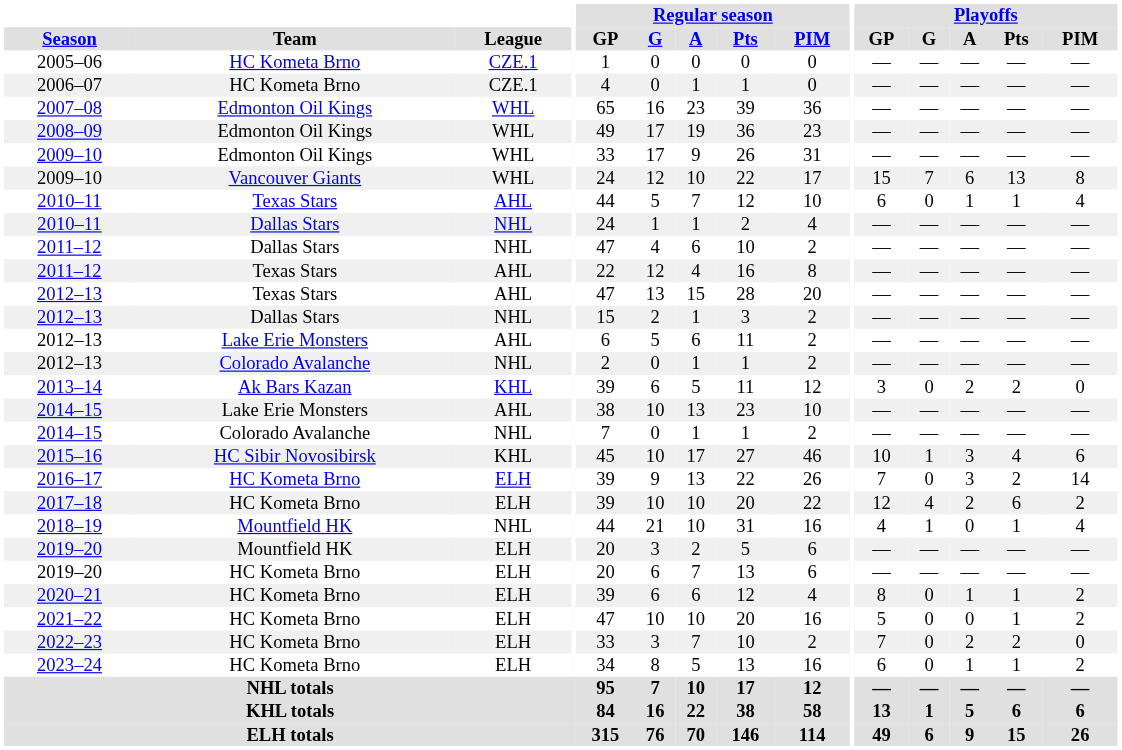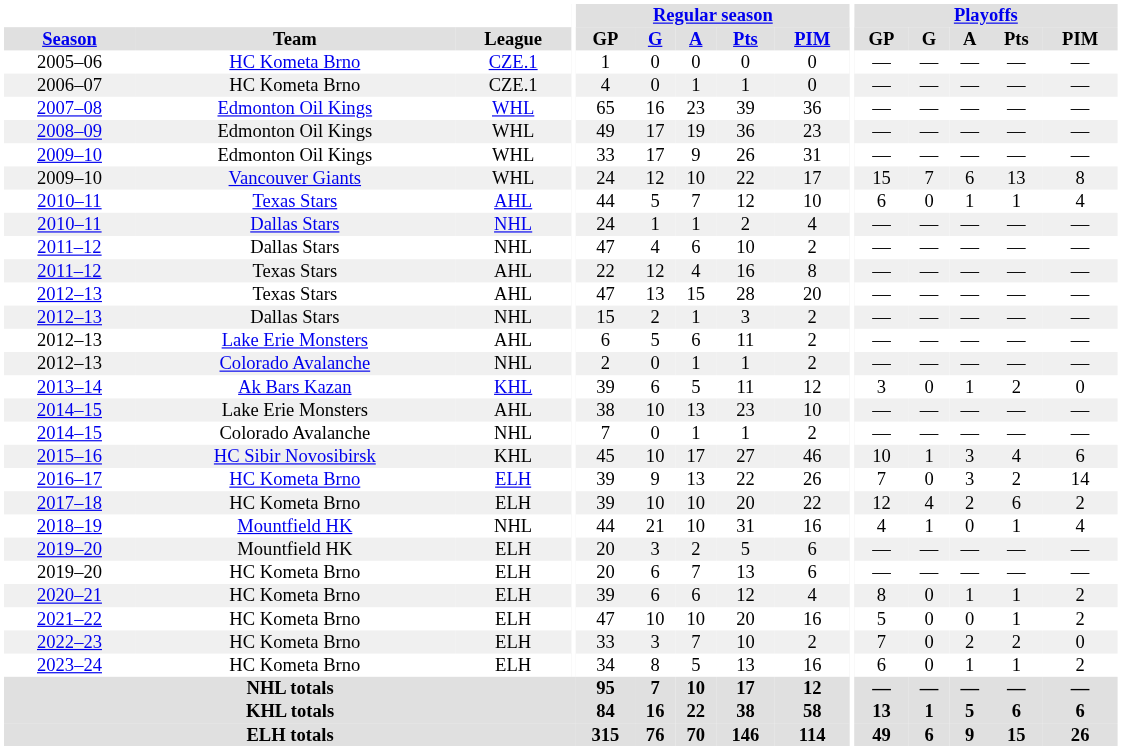(970, 386) 2 -> (970, 386) 1
